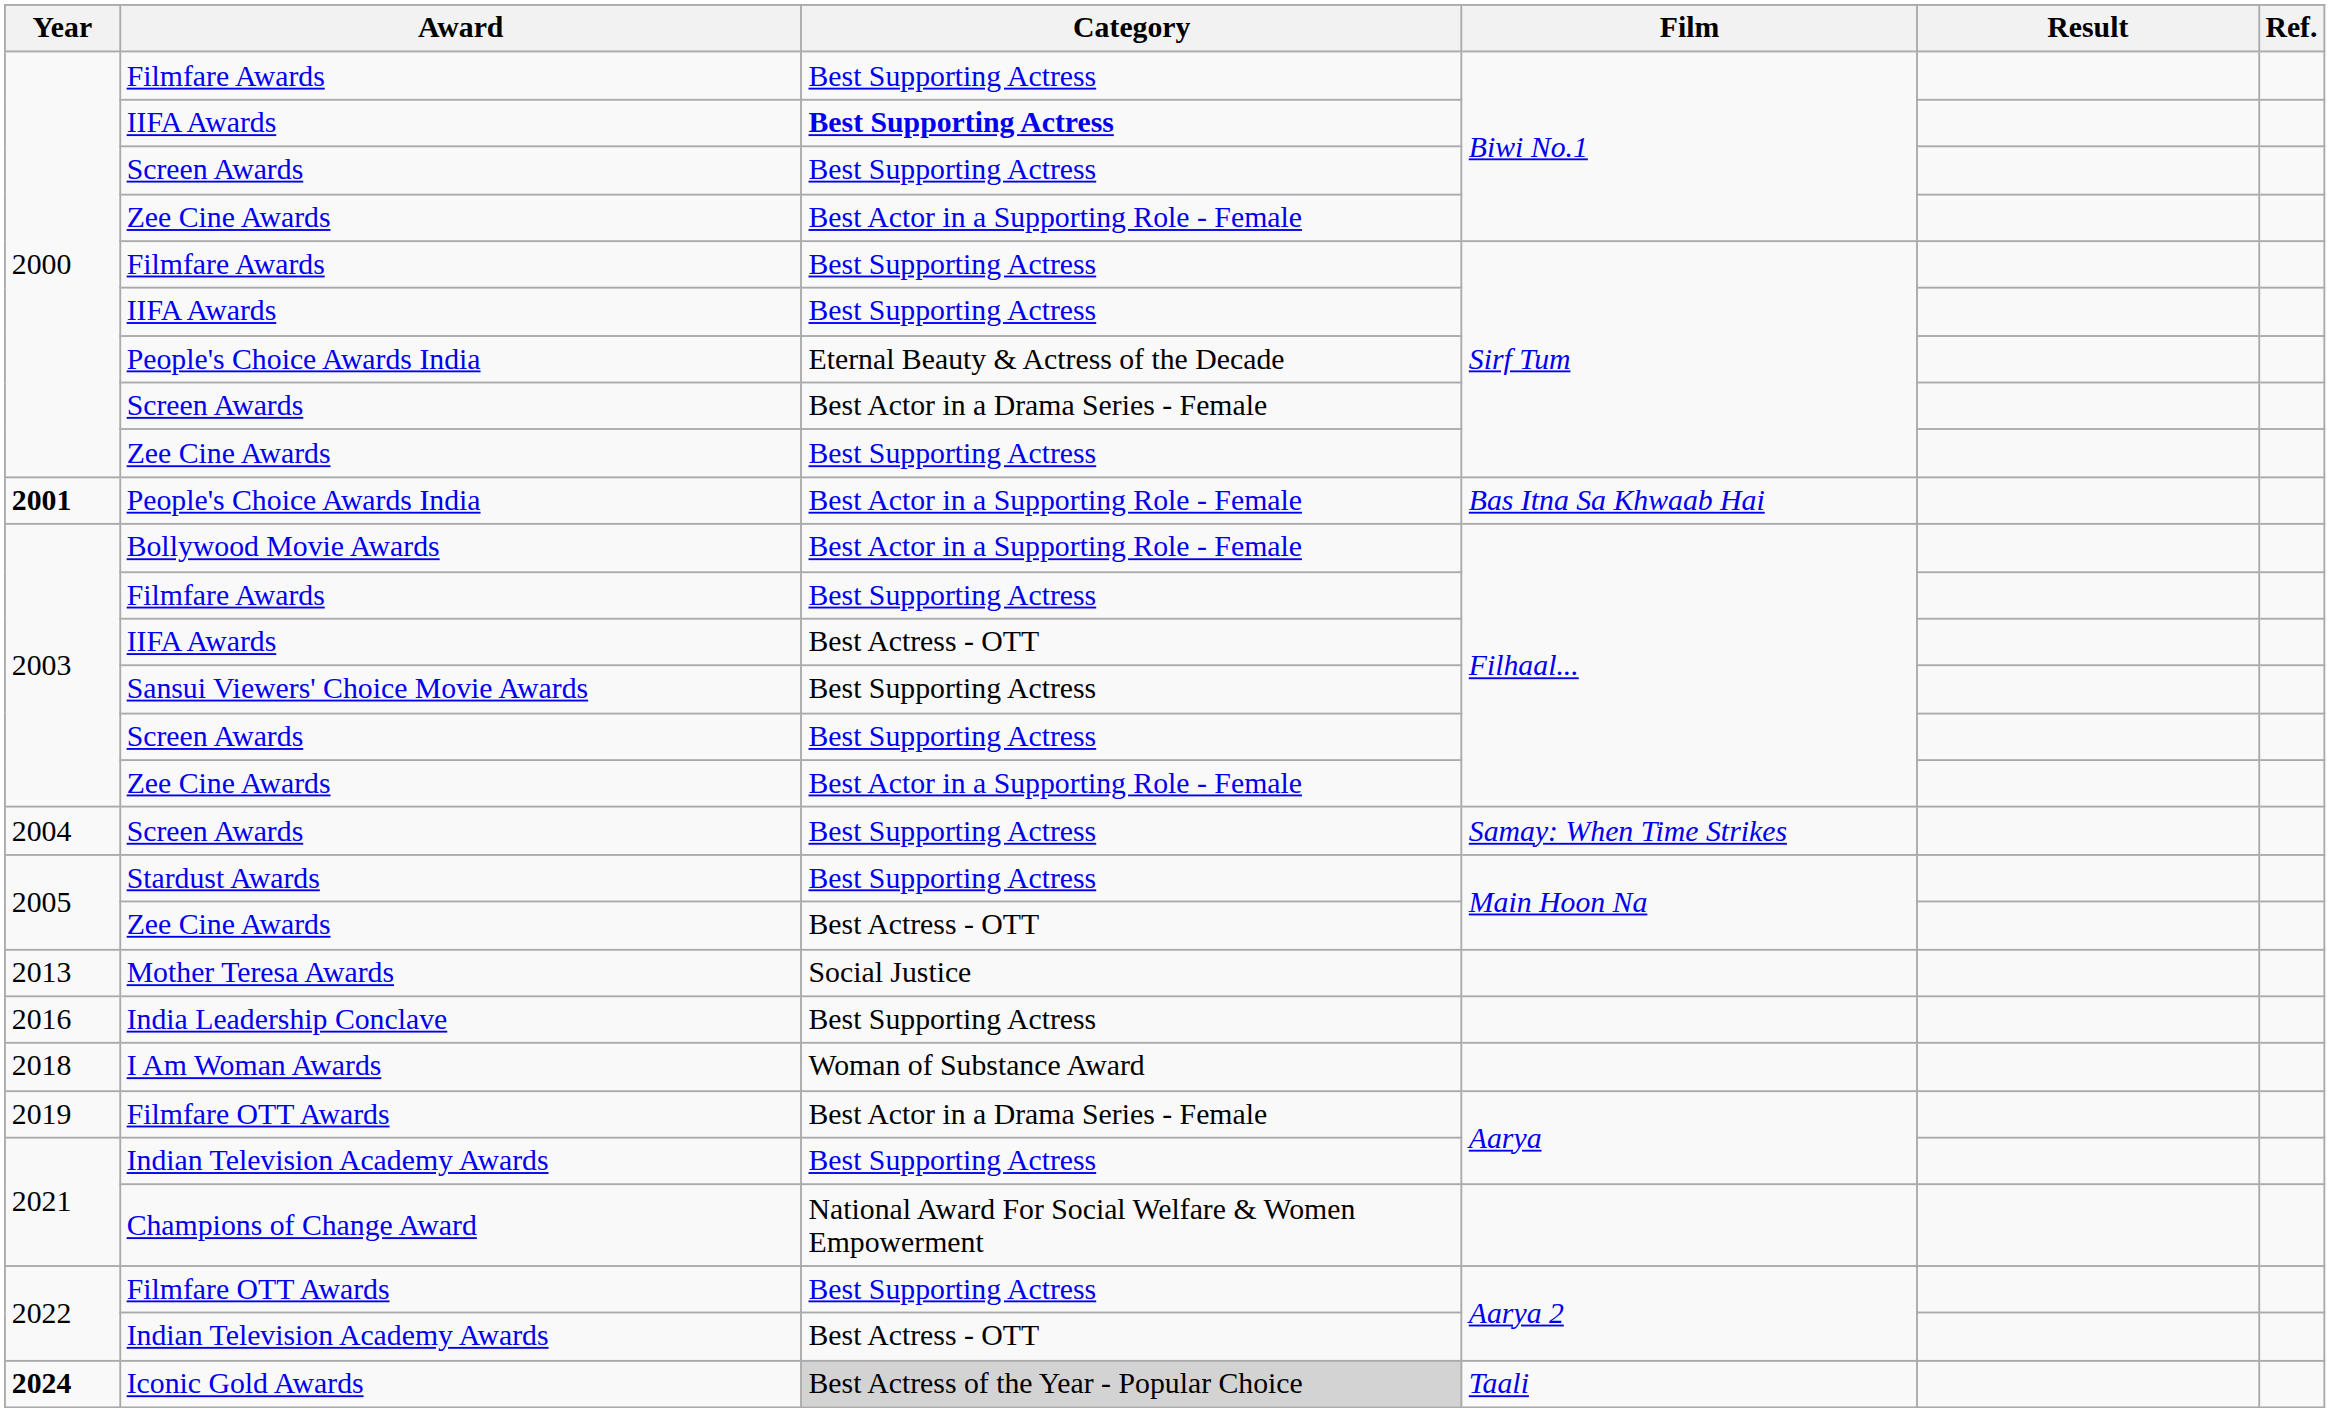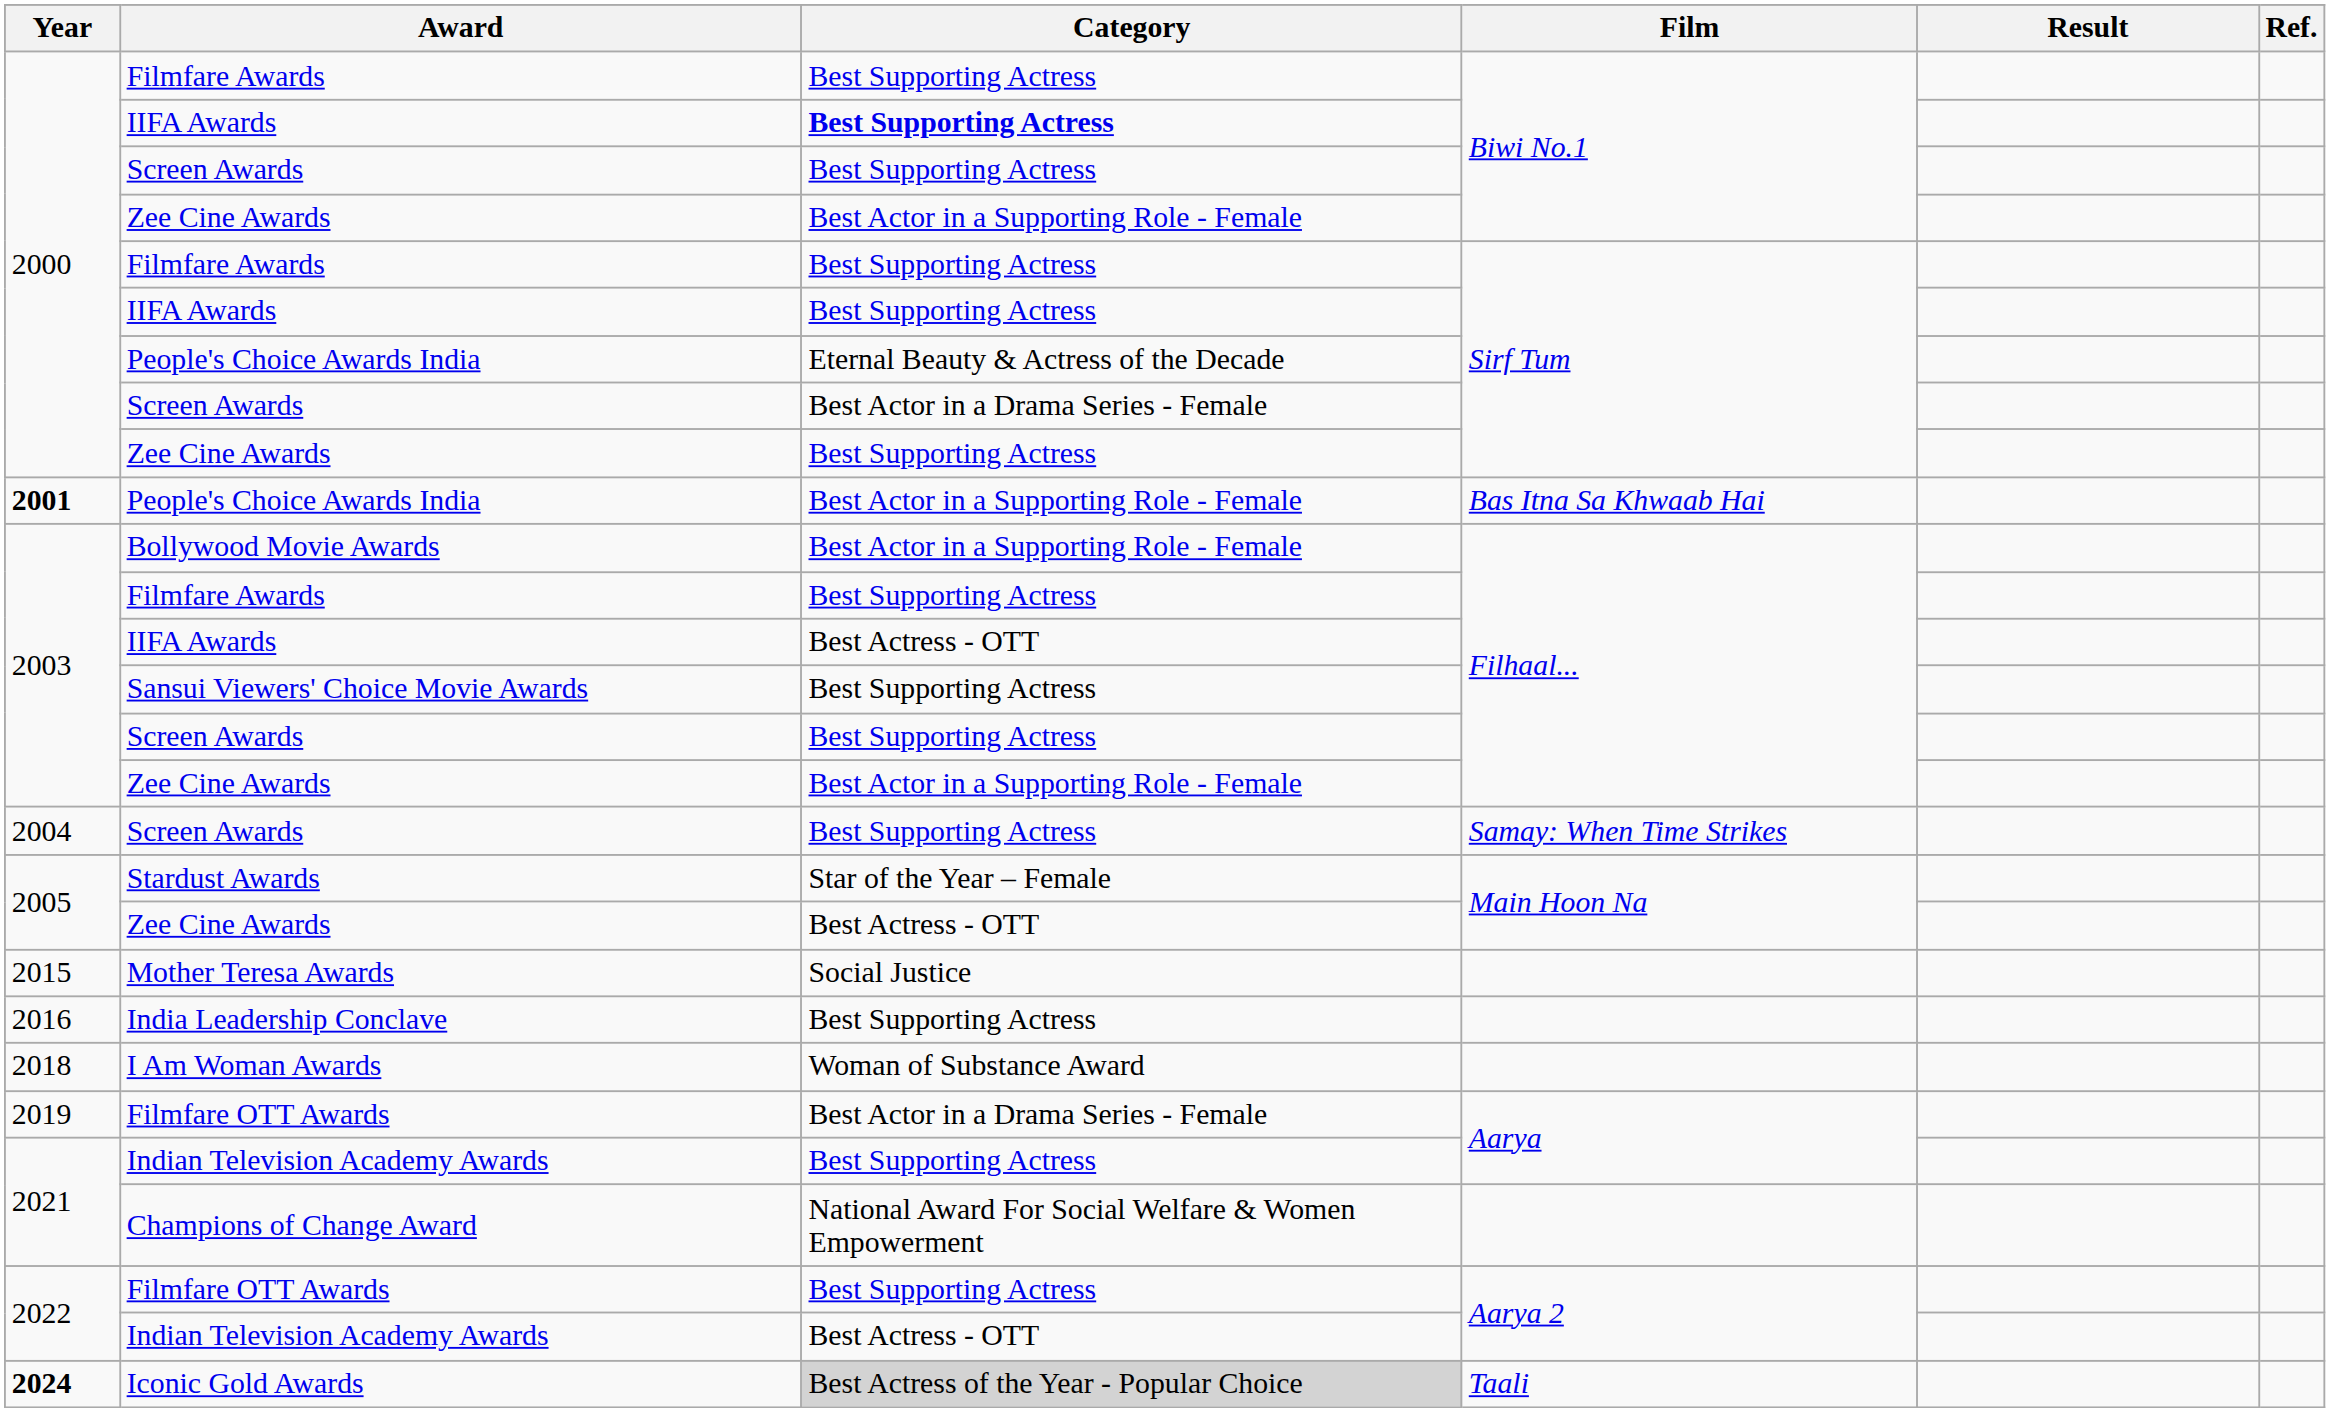(952, 877) Best Supporting Actress -> (960, 877) Star of the Year – Female
(42, 972) 2013 -> (42, 972) 2015
